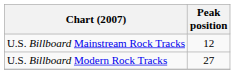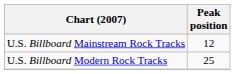(209, 60) 27 -> (209, 60) 25
